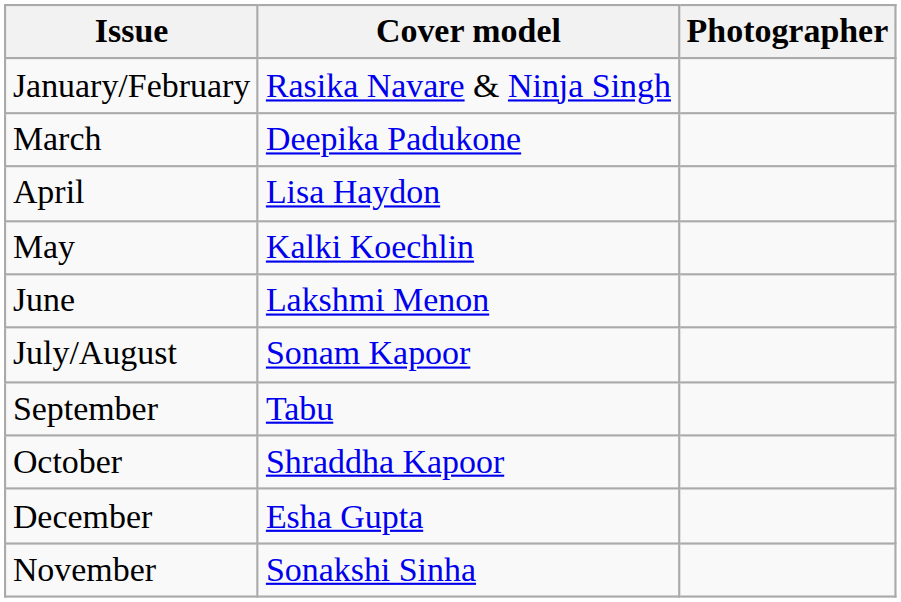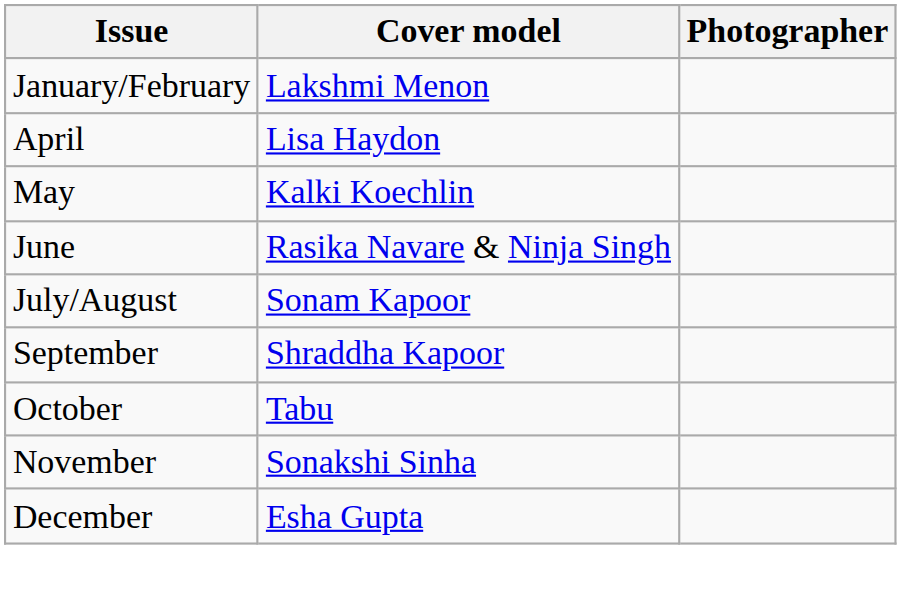(468, 85) Rasika Navare & Ninja Singh -> (378, 85) Lakshmi Menon
- row: (57, 138)
(378, 300) Lakshmi Menon -> (468, 246) Rasika Navare & Ninja Singh
(300, 407) Tabu -> (385, 354) Shraddha Kapoor
(385, 461) Shraddha Kapoor -> (300, 407) Tabu
rows swapped: (84, 569) <-> (83, 515)
